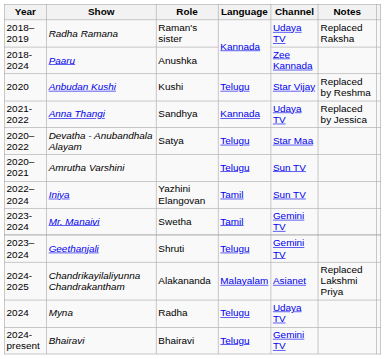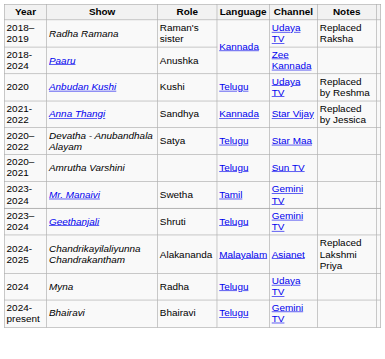(294, 87) Star Vijay -> (286, 87) Udaya TV
(287, 114) Udaya TV -> (293, 114) Star Vijay
- row: (59, 195)
